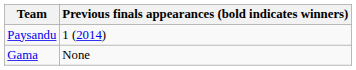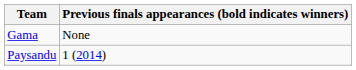rows swapped: (32, 34) <-> (23, 55)
